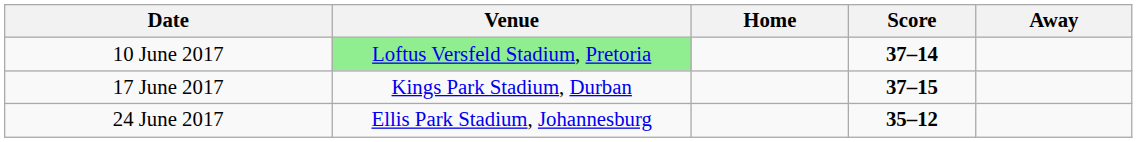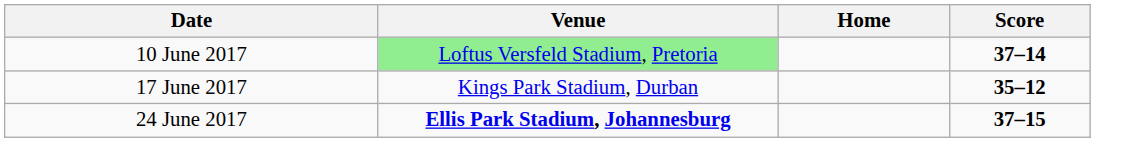- column: (1054, 20)
(912, 86) 37–15 -> (1020, 86) 35–12
(512, 119) normal -> (578, 119) bold
(912, 119) 35–12 -> (1020, 119) 37–15
